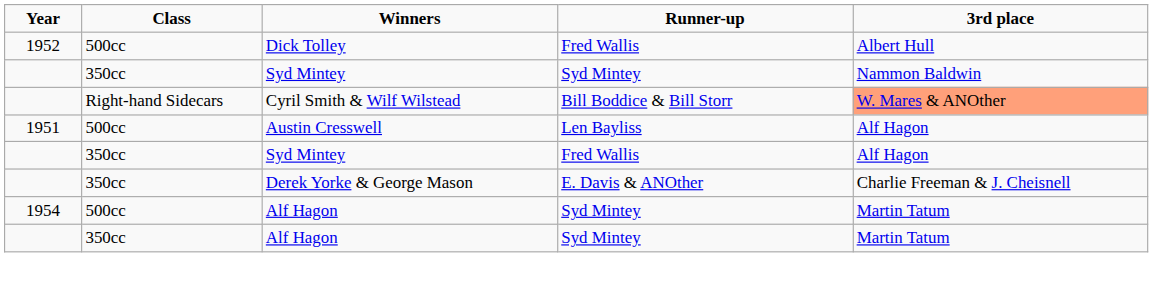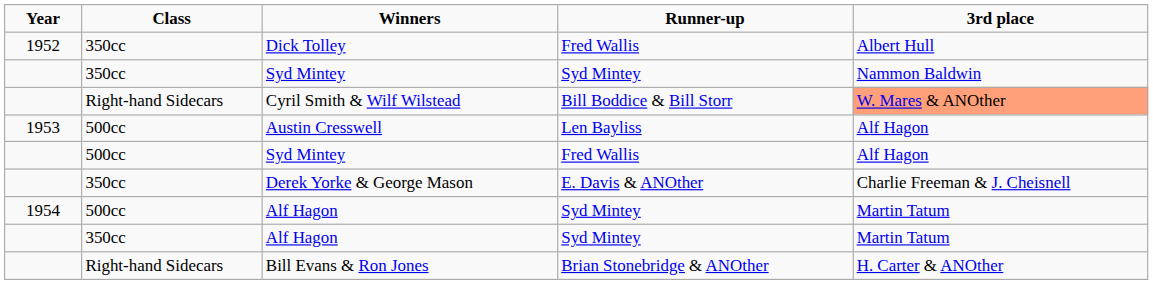(106, 45) 500cc -> (106, 45) 350cc
(43, 127) 1951 -> (43, 127) 1953
(106, 155) 350cc -> (106, 155) 500cc
+ row: (347, 265)
